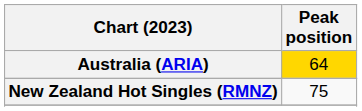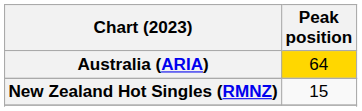(319, 91) 75 -> (319, 91) 15
